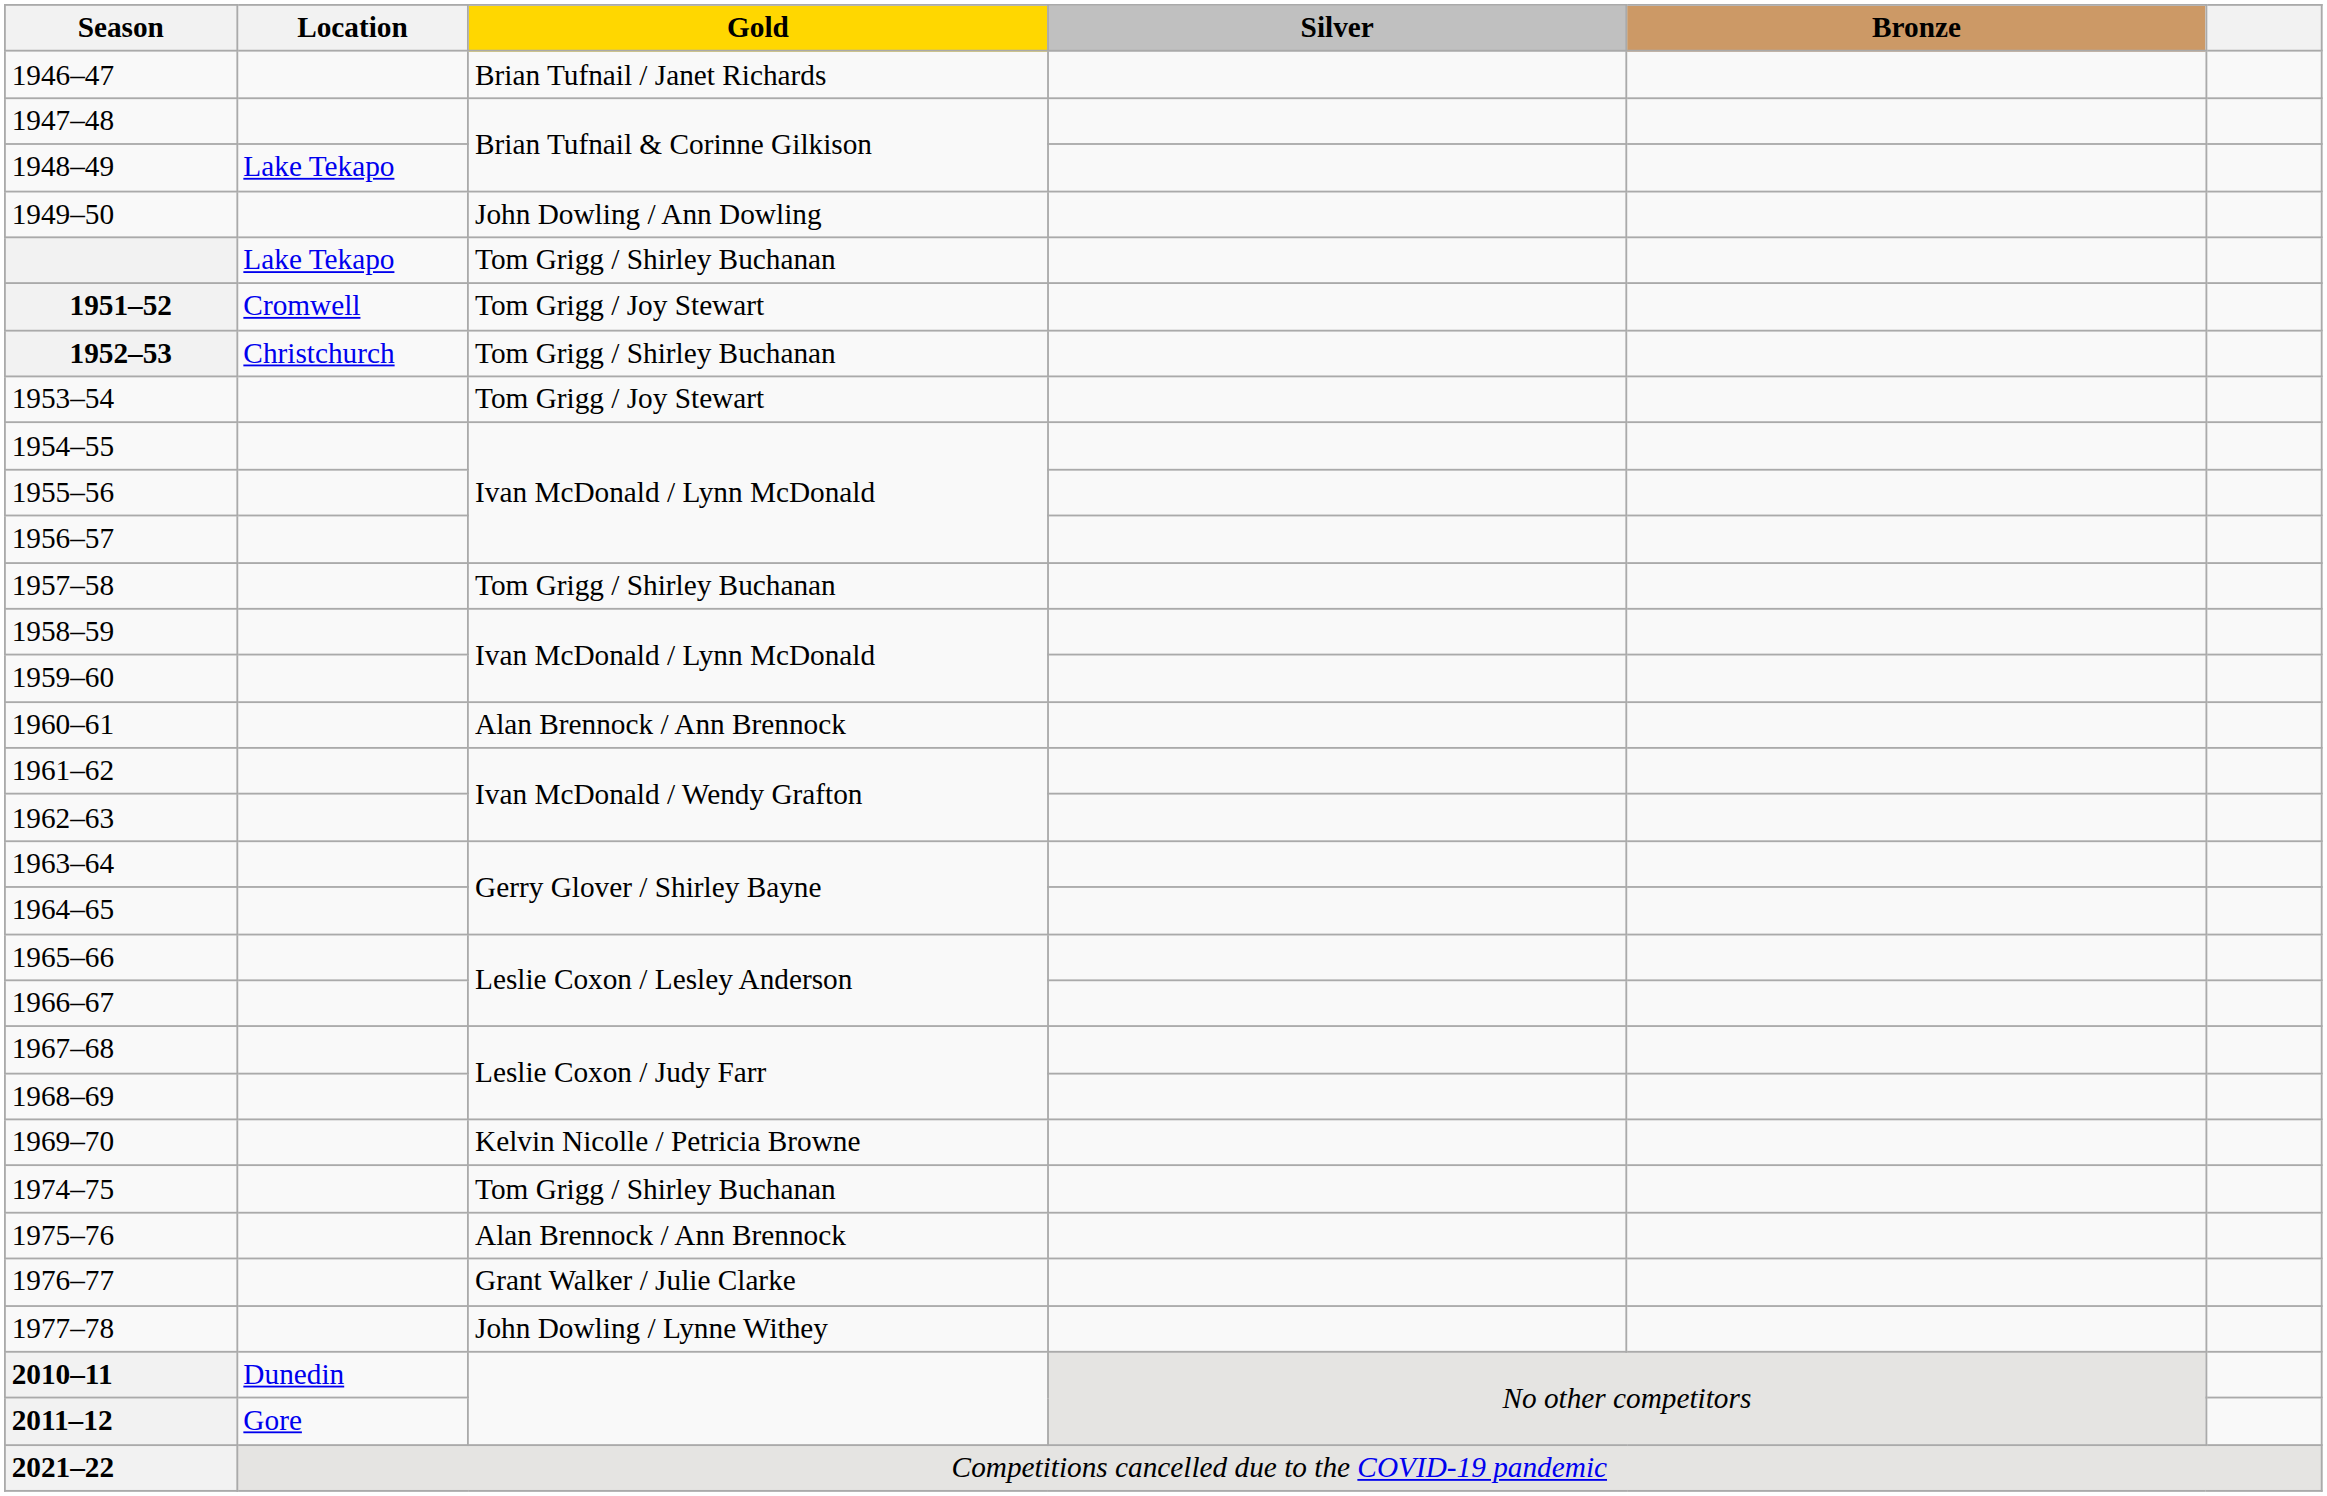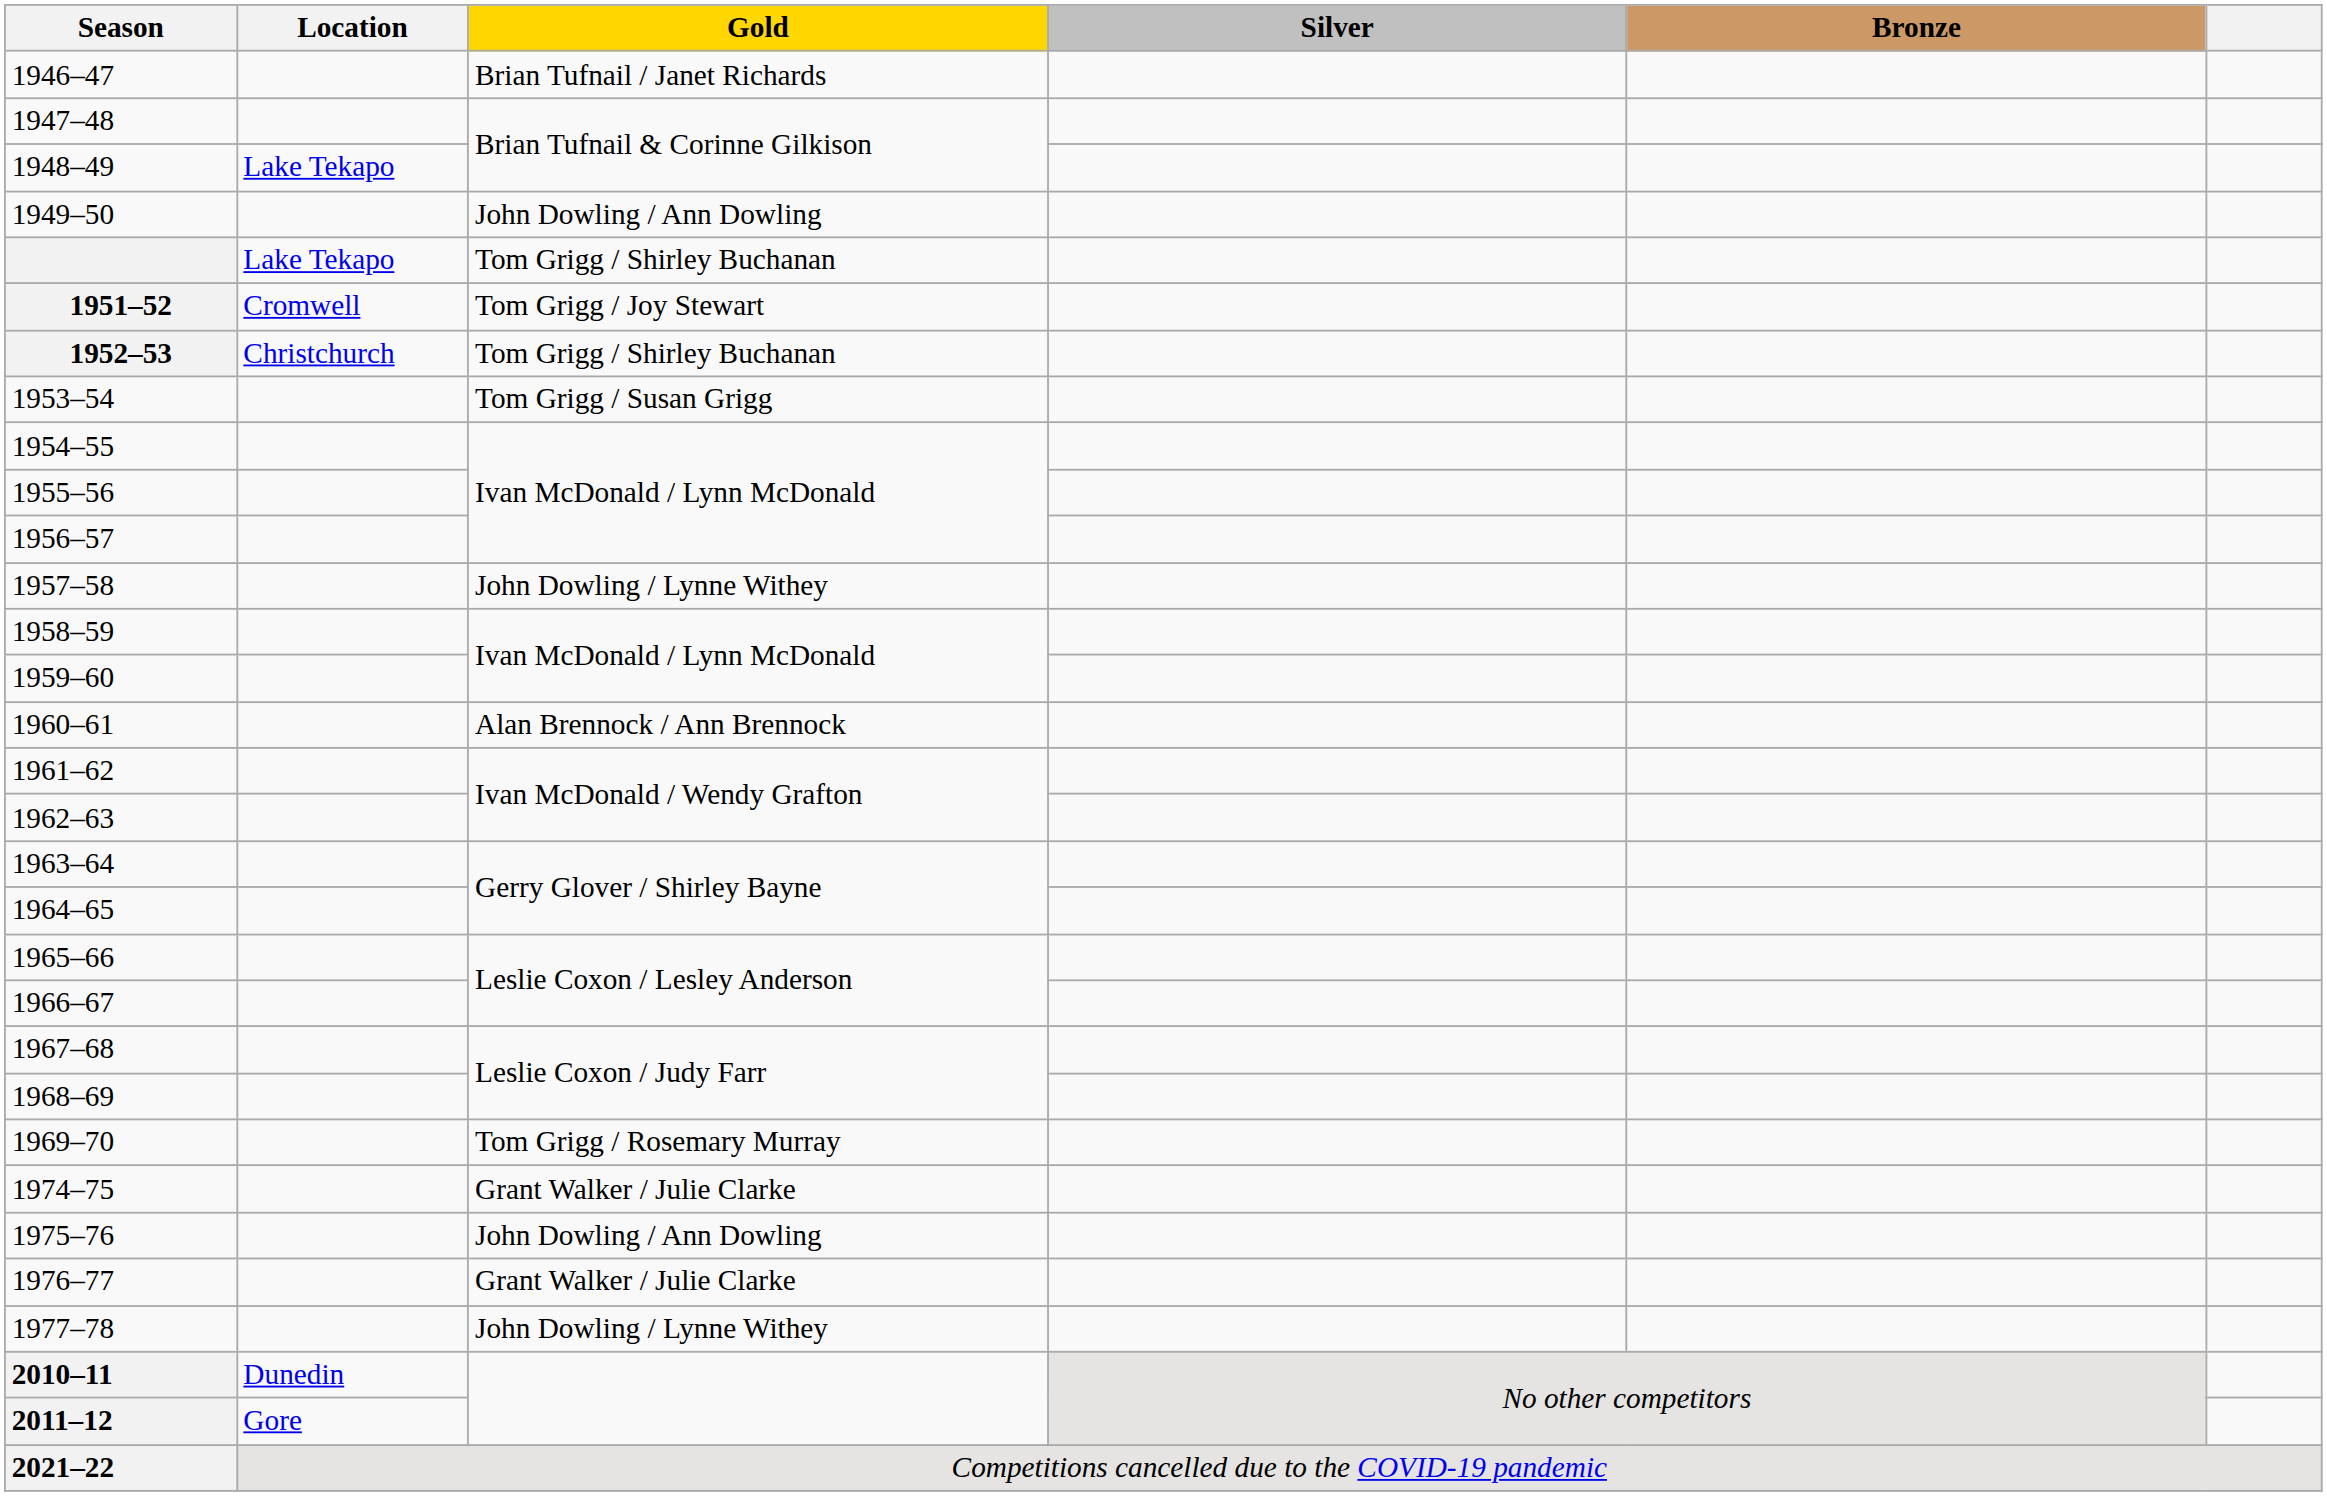(620, 399) Tom Grigg / Joy Stewart -> (624, 399) Tom Grigg / Susan Grigg
(655, 584) Tom Grigg / Shirley Buchanan -> (651, 584) John Dowling / Lynne Withey
(668, 1142) Kelvin Nicolle / Petricia Browne -> (658, 1142) Tom Grigg / Rosemary Murray
(655, 1188) Tom Grigg / Shirley Buchanan -> (635, 1188) Grant Walker / Julie Clarke
(660, 1235) Alan Brennock / Ann Brennock -> (648, 1235) John Dowling / Ann Dowling
